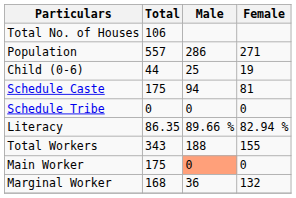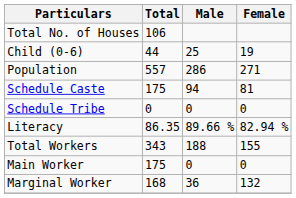rows swapped: (42, 52) <-> (46, 70)
(189, 165) lightsalmon background -> (189, 165) no background
